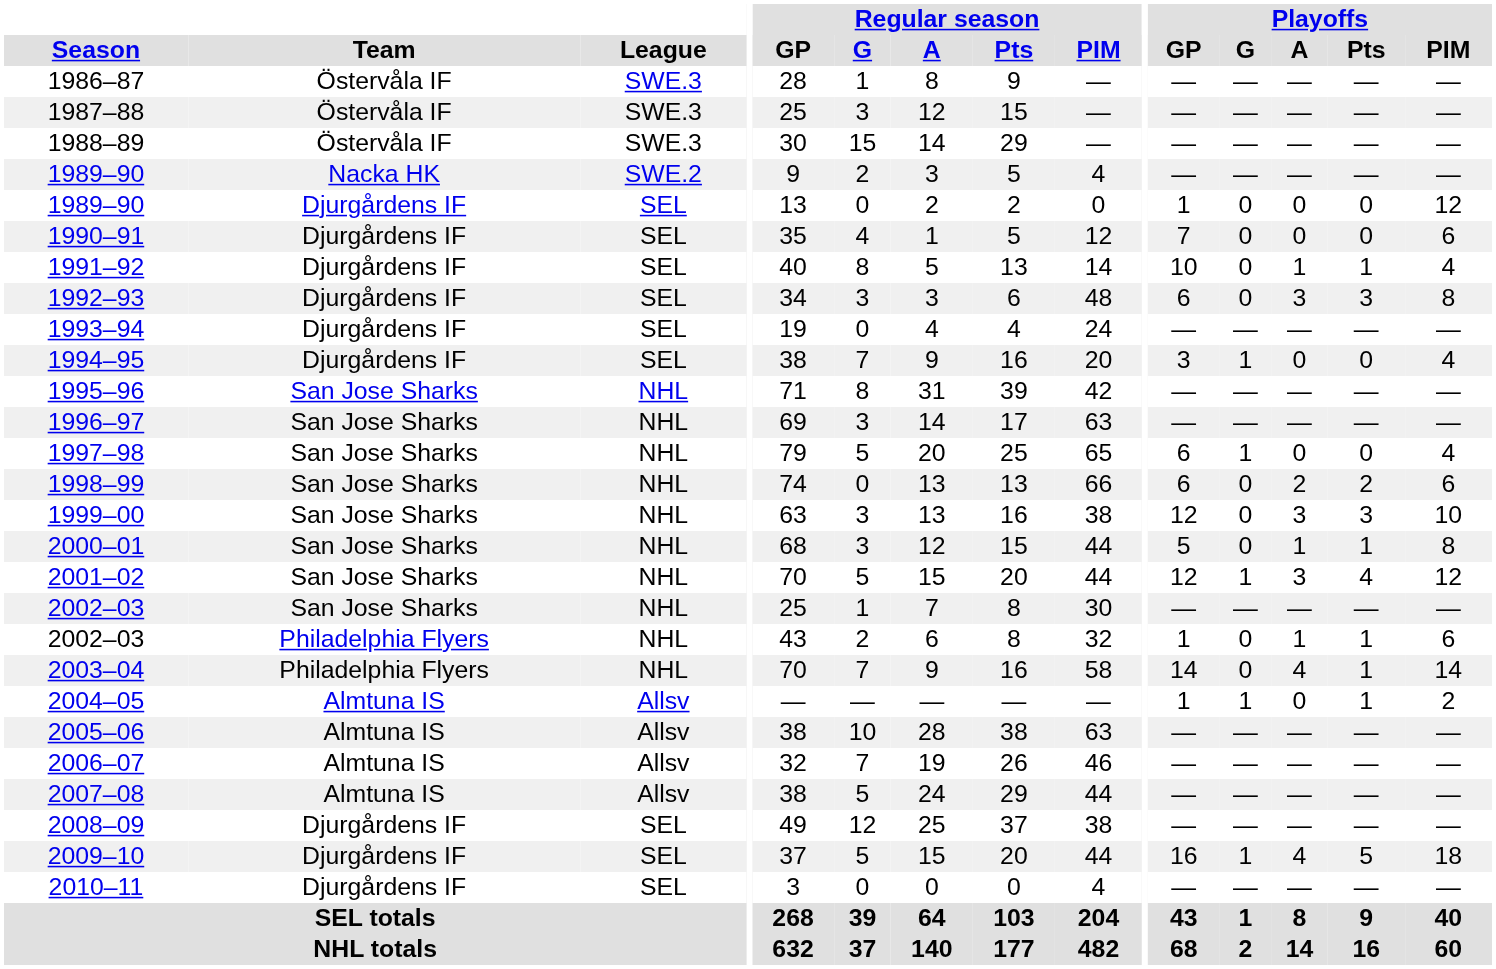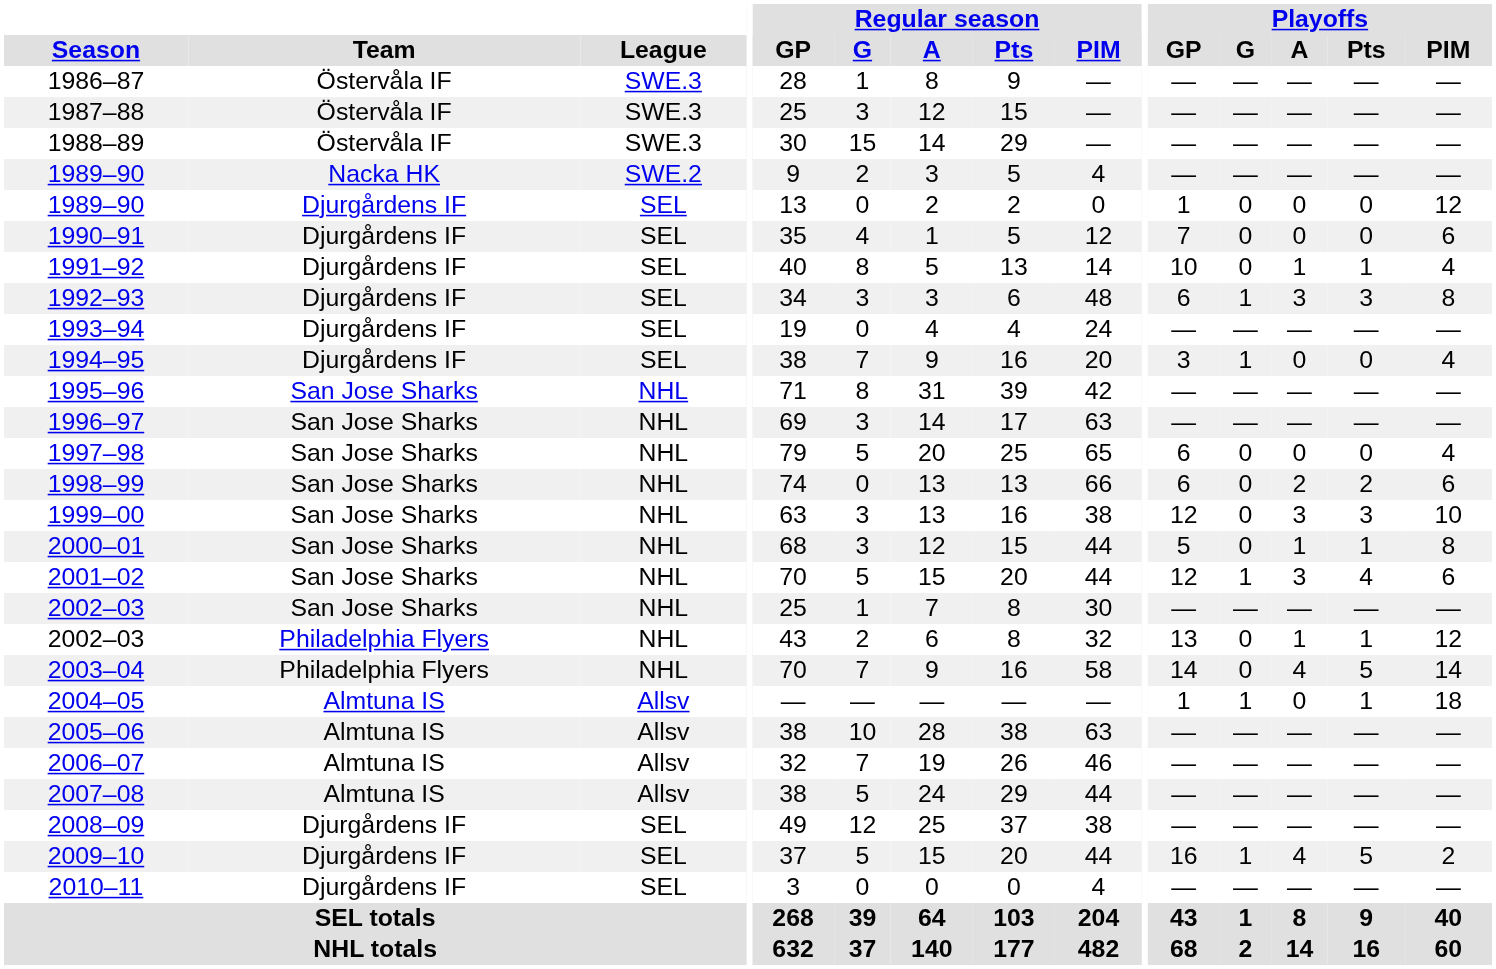(1245, 298) 0 -> (1245, 298) 1
(1245, 453) 1 -> (1245, 453) 0
(1448, 577) 12 -> (1448, 577) 6
(1184, 639) 1 -> (1184, 639) 13
(1448, 639) 6 -> (1448, 639) 12
(1366, 670) 1 -> (1366, 670) 5
(1448, 701) 2 -> (1448, 701) 18
(1448, 856) 18 -> (1448, 856) 2
